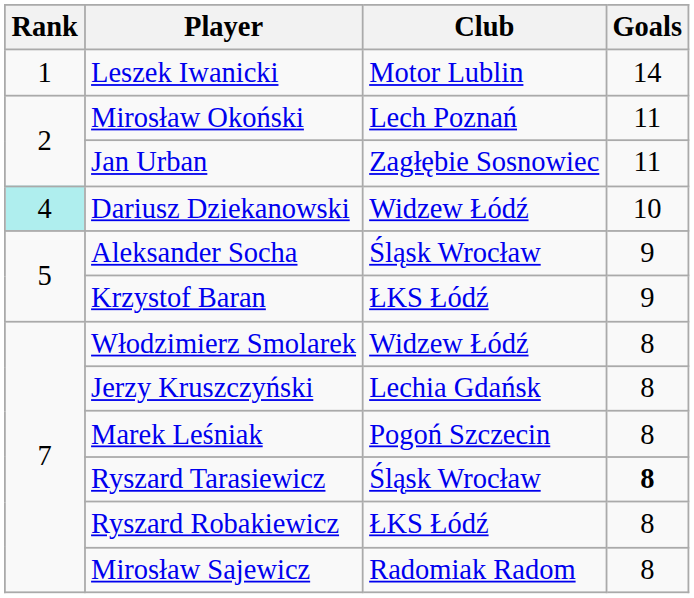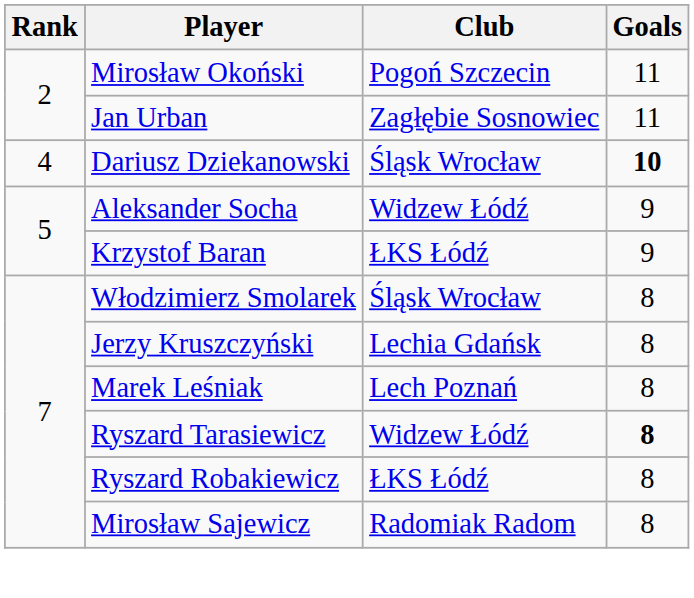- row: (185, 72)
(443, 117) Lech Poznań -> (460, 72) Pogoń Szczecin
(45, 207) paleturquoise background -> (45, 162) no background
(449, 207) Widzew Łódź -> (455, 162) Śląsk Wrocław
(647, 207) normal -> (647, 162) bold
(455, 252) Śląsk Wrocław -> (449, 207) Widzew Łódź
(449, 343) Widzew Łódź -> (455, 298) Śląsk Wrocław
(460, 433) Pogoń Szczecin -> (443, 388) Lech Poznań
(455, 478) Śląsk Wrocław -> (449, 433) Widzew Łódź
